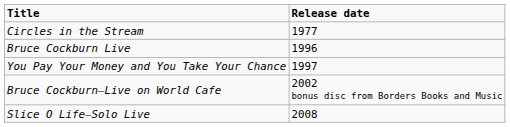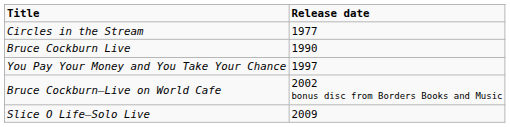(304, 48) 1996 -> (304, 48) 1990
(304, 114) 2008 -> (304, 114) 2009
